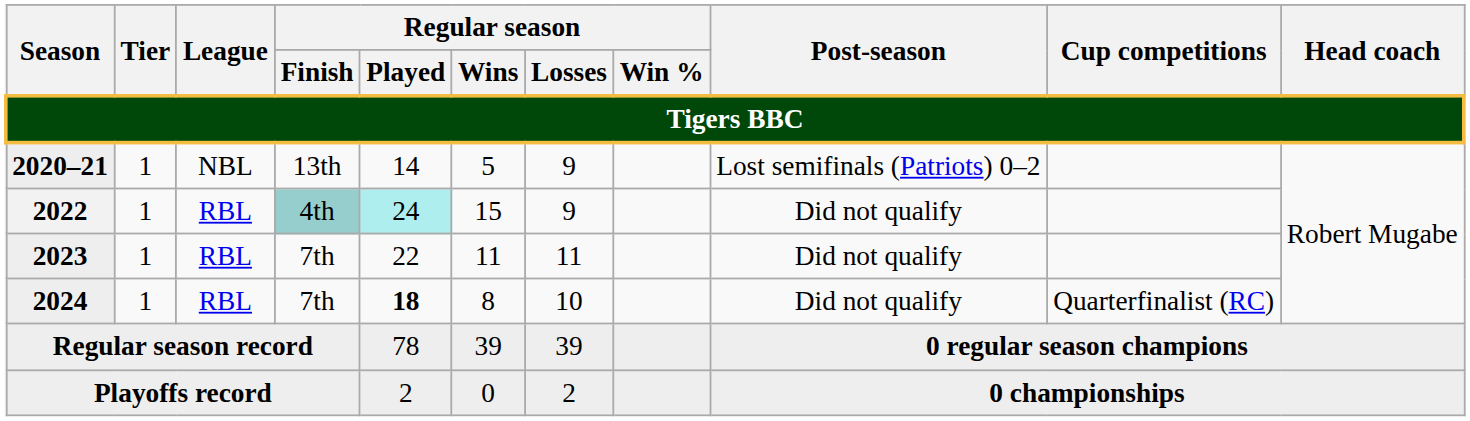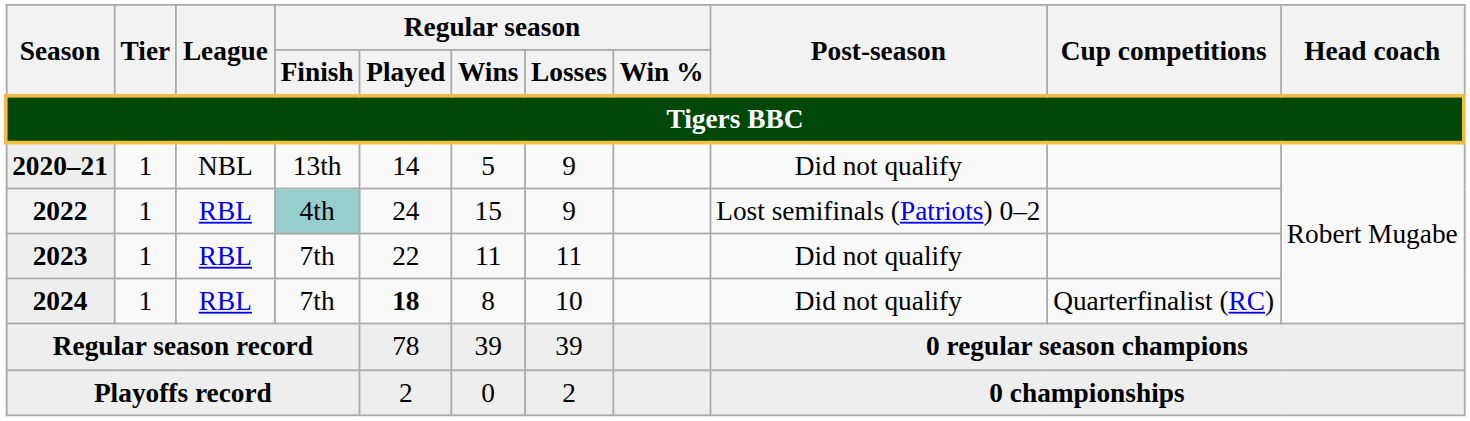(878, 166) Lost semifinals (Patriots) 0–2 -> (878, 166) Did not qualify
(406, 211) paleturquoise background -> (406, 211) no background
(878, 211) Did not qualify -> (878, 211) Lost semifinals (Patriots) 0–2
